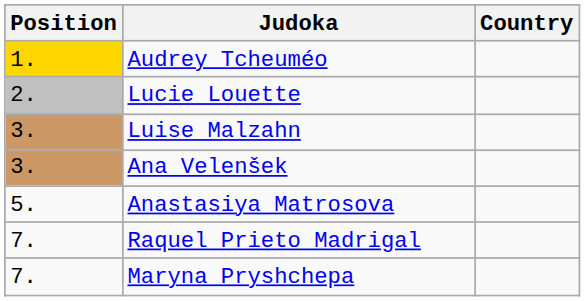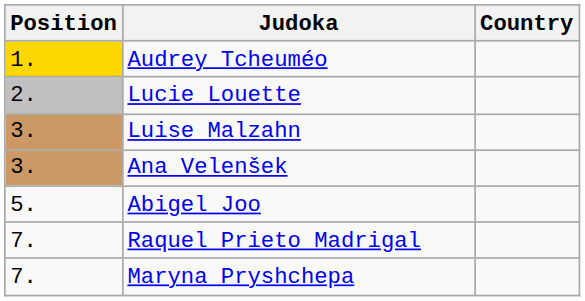+ row: (194, 204)
- row: (261, 204)
